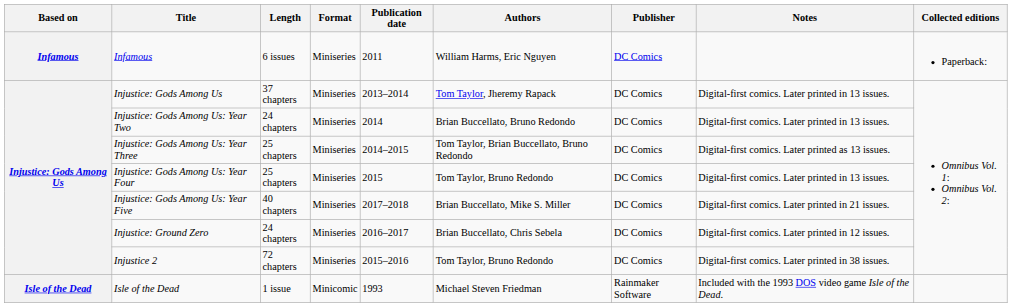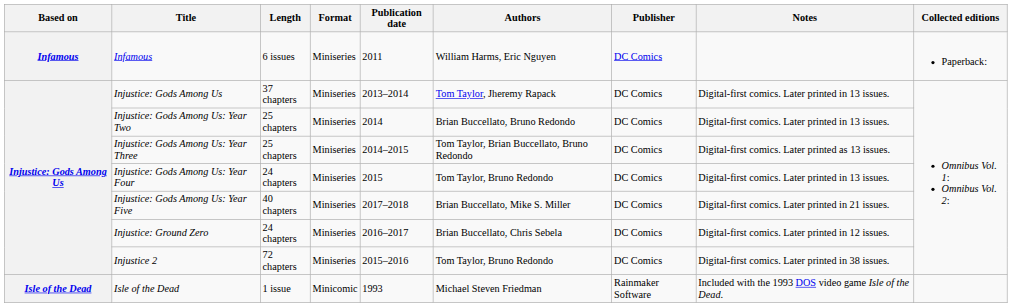(280, 122) 24 chapters -> (280, 122) 25 chapters
(280, 177) 25 chapters -> (280, 177) 24 chapters
